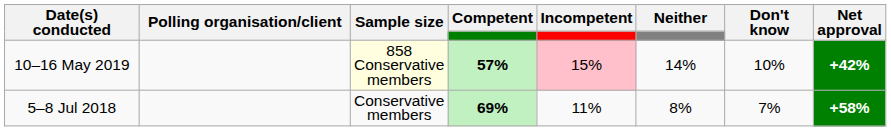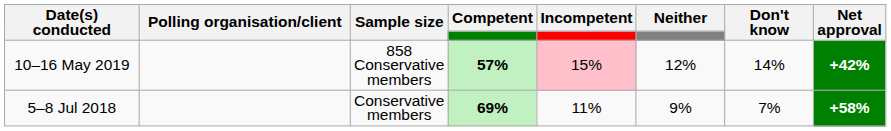(399, 65) lightyellow background -> (399, 65) no background
(681, 65) 14% -> (681, 65) 12%
(769, 65) 10% -> (769, 65) 14%
(681, 108) 8% -> (681, 108) 9%
